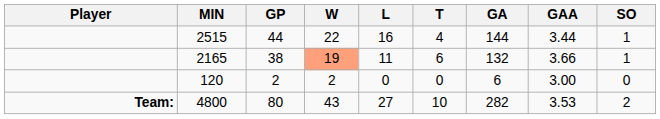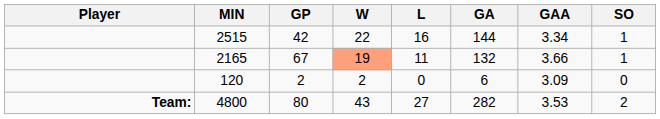- column: (440, 15)
(276, 37) 44 -> (301, 37) 42
(563, 37) 3.44 -> (555, 37) 3.34
(276, 59) 38 -> (301, 59) 67
(563, 80) 3.00 -> (555, 80) 3.09
